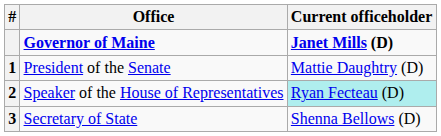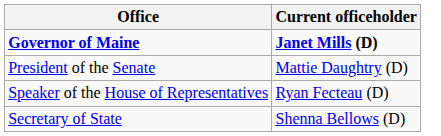- column: (12, 17)
(347, 93) paleturquoise background -> (332, 93) no background
